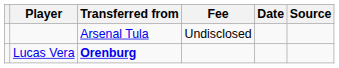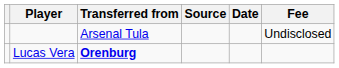columns swapped: (218, 14) <-> (311, 14)
